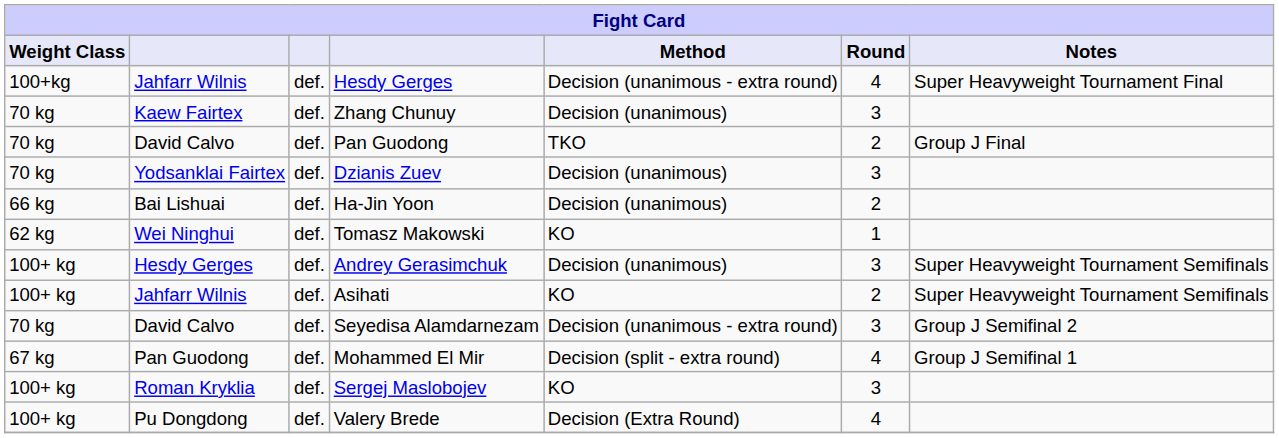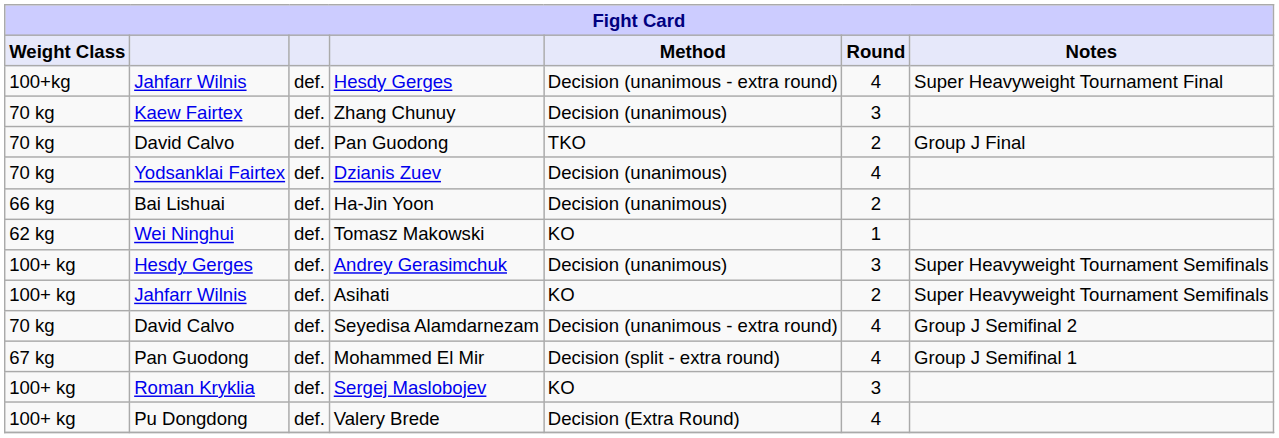(876, 173) 3 -> (876, 173) 4
(876, 326) 3 -> (876, 326) 4
